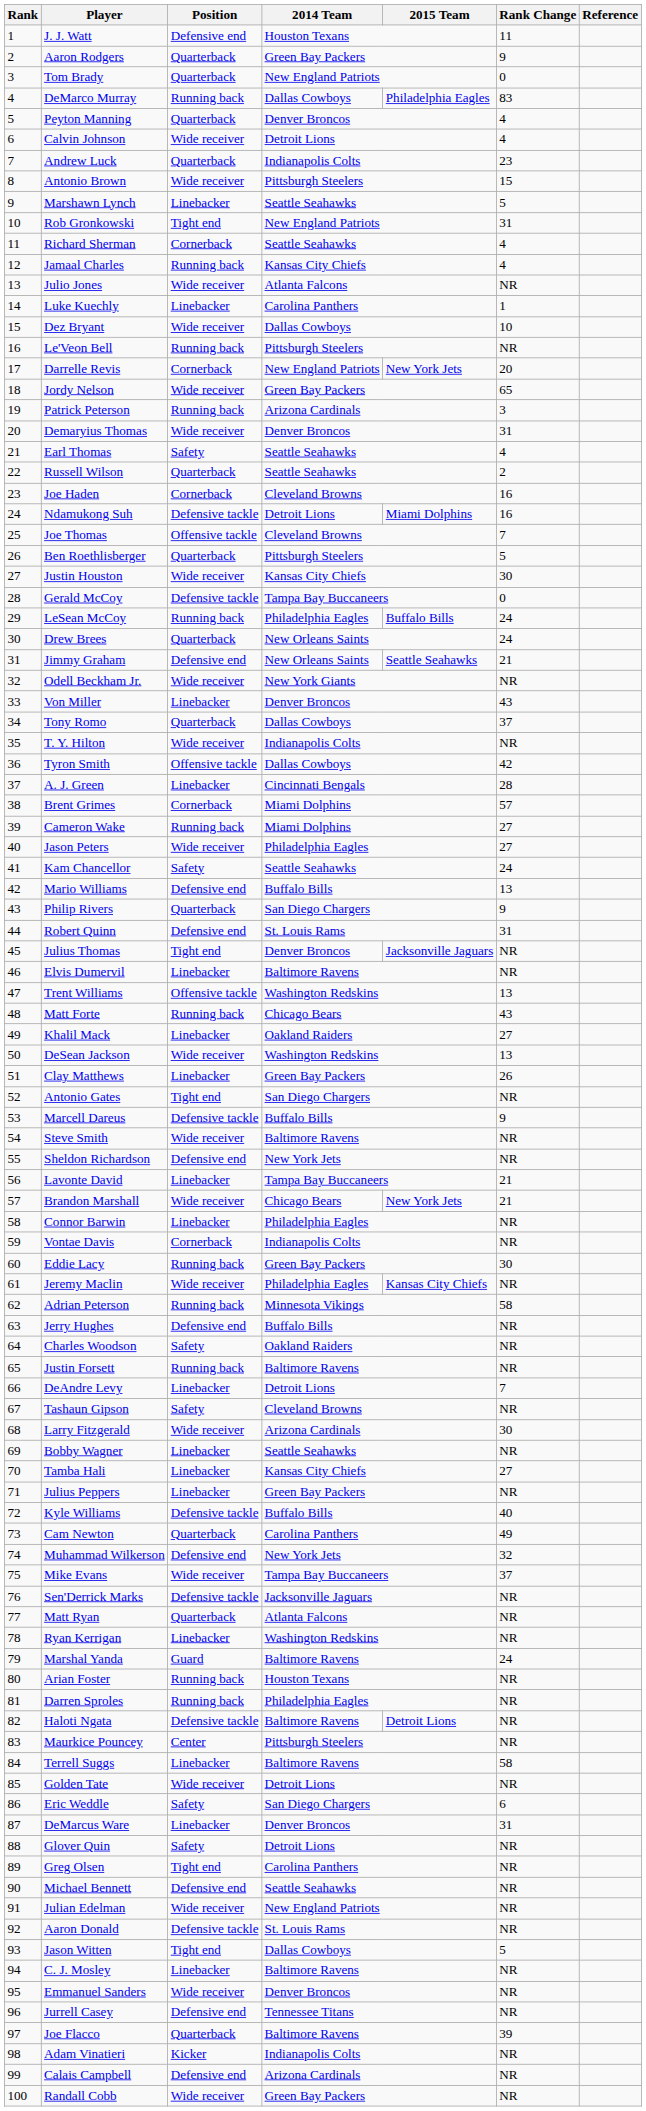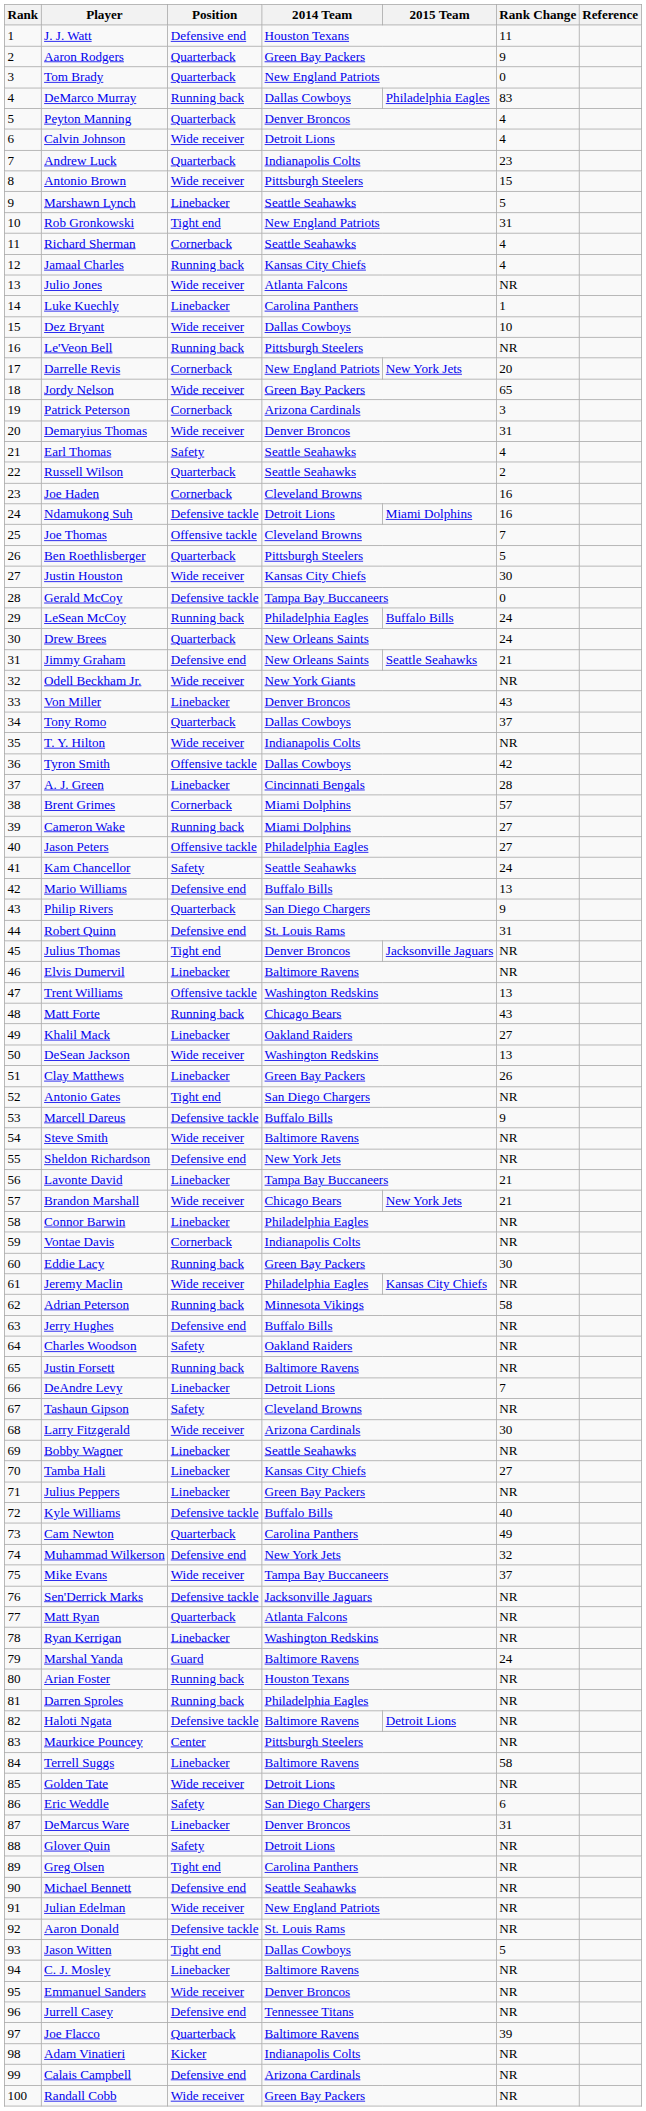(207, 410) Running back -> (201, 410) Cornerback
(207, 847) Wide receiver -> (214, 847) Offensive tackle
